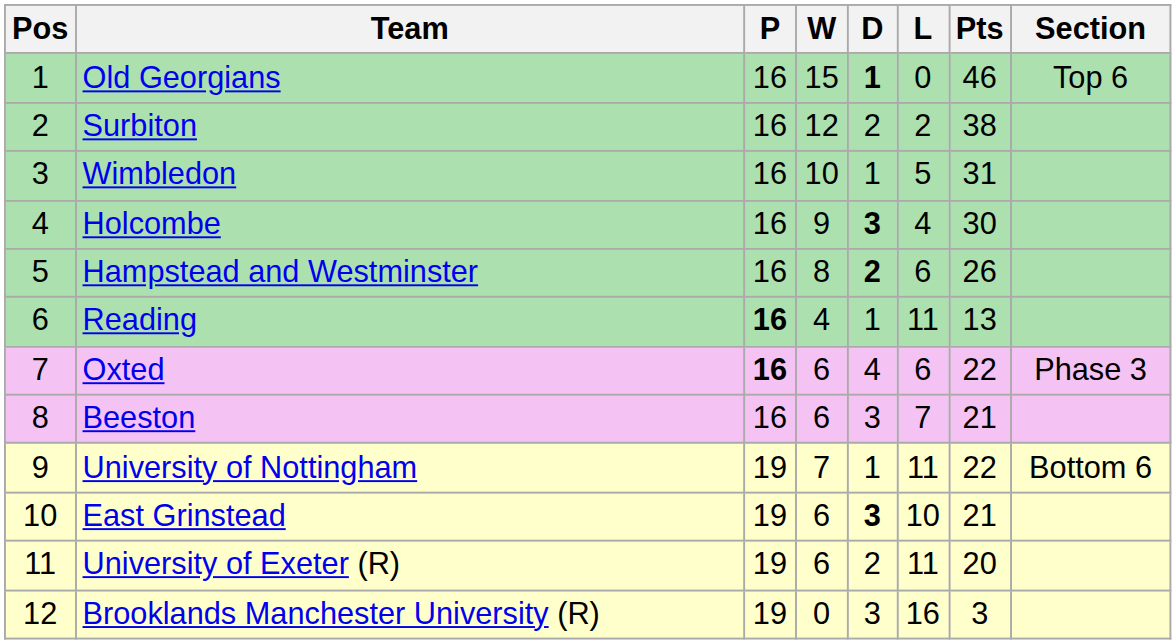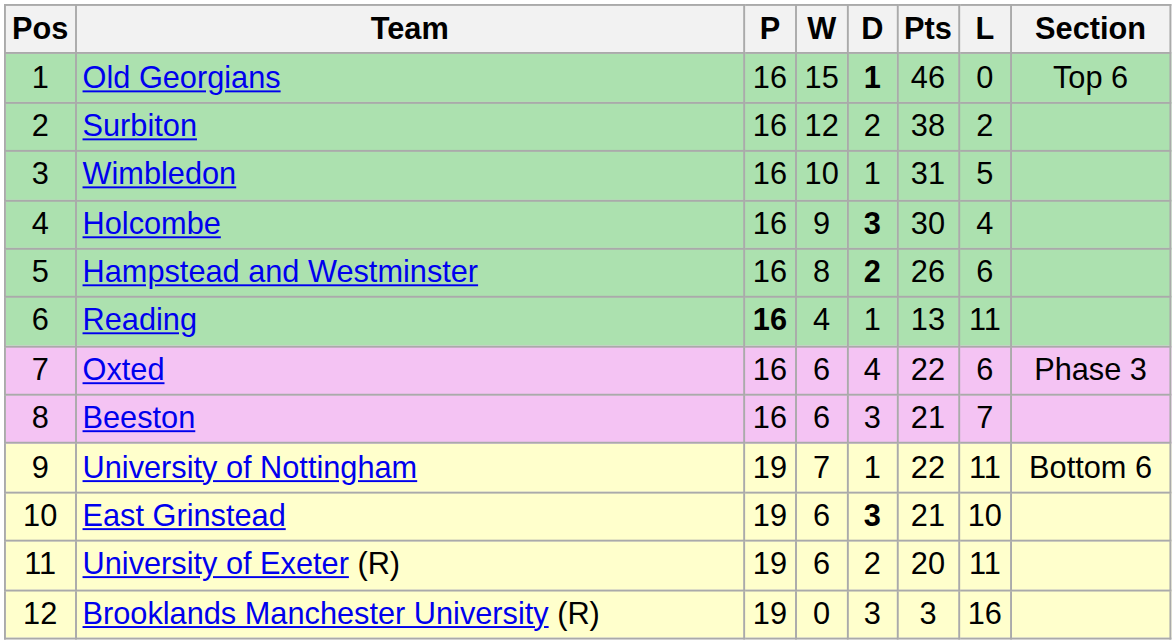columns swapped: (923, 28) <-> (980, 28)
(770, 369) bold -> (770, 369) normal
